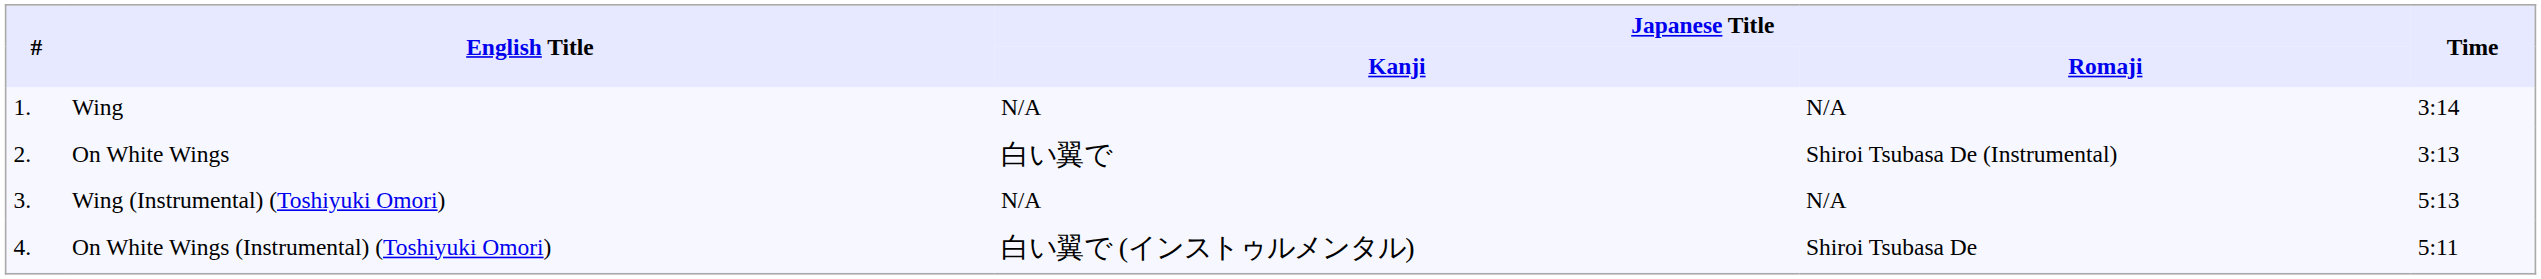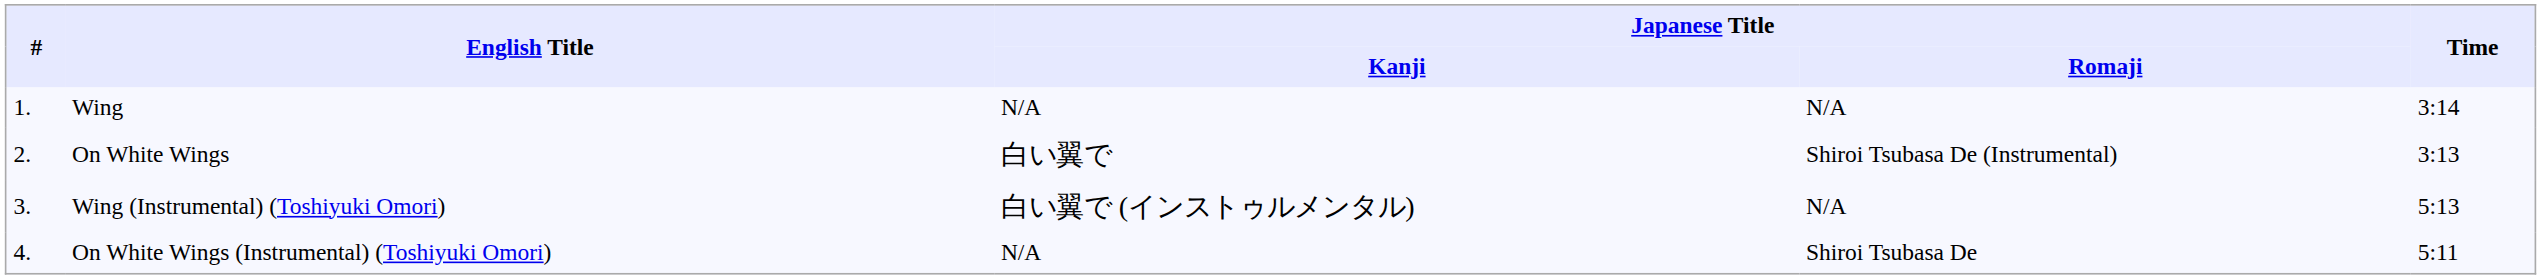(1021, 200) N/A -> (1208, 207) 白い翼で (インストゥルメンタル)
(1208, 248) 白い翼で (インストゥルメンタル) -> (1021, 252) N/A
